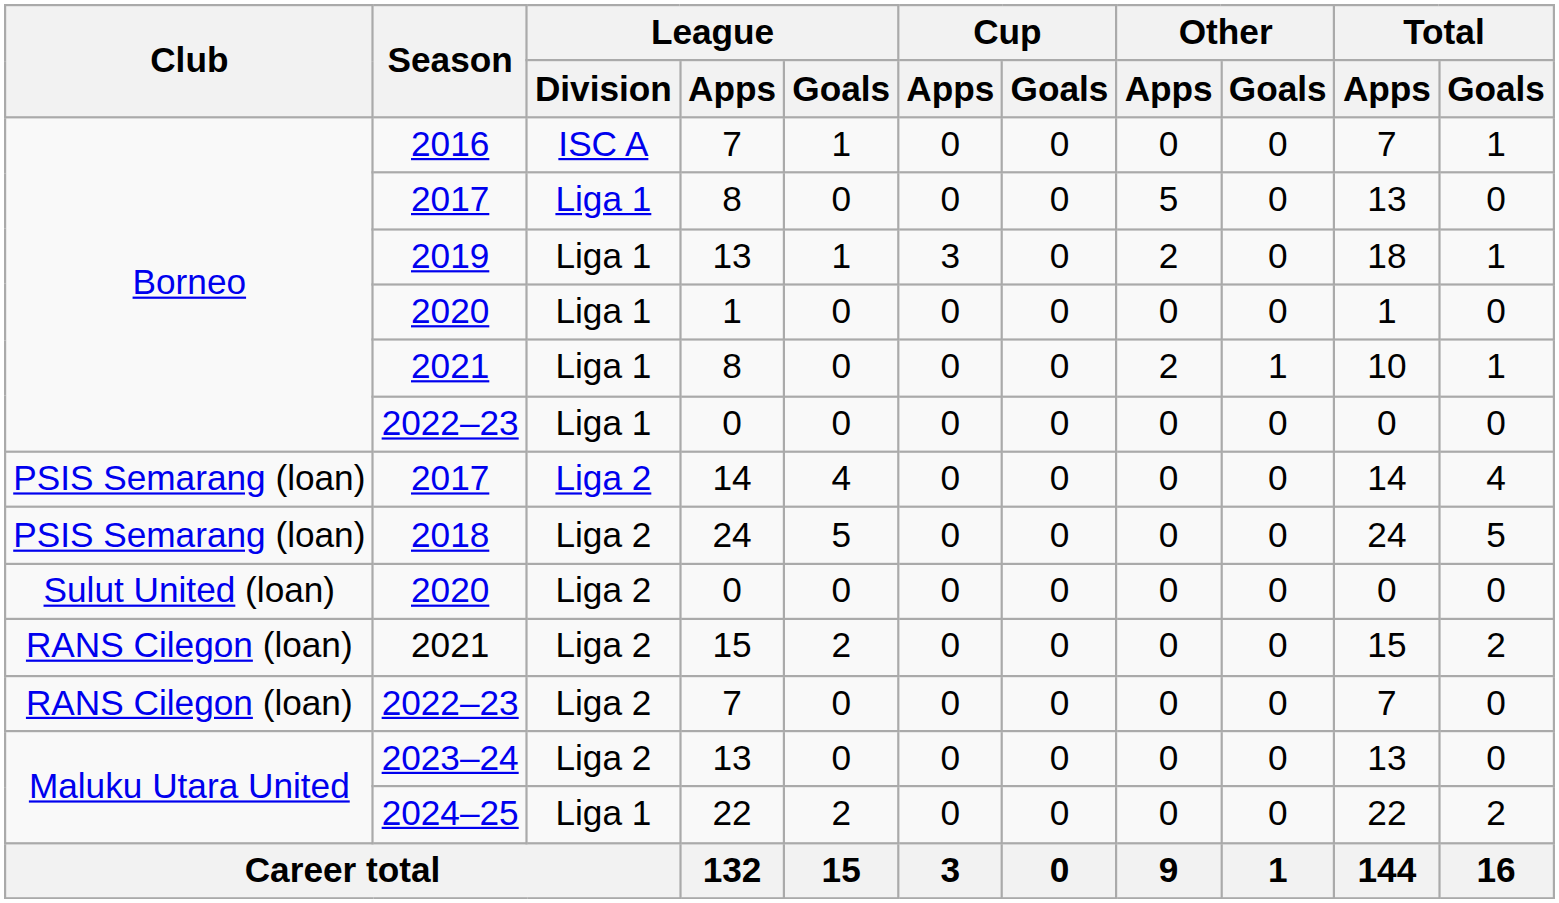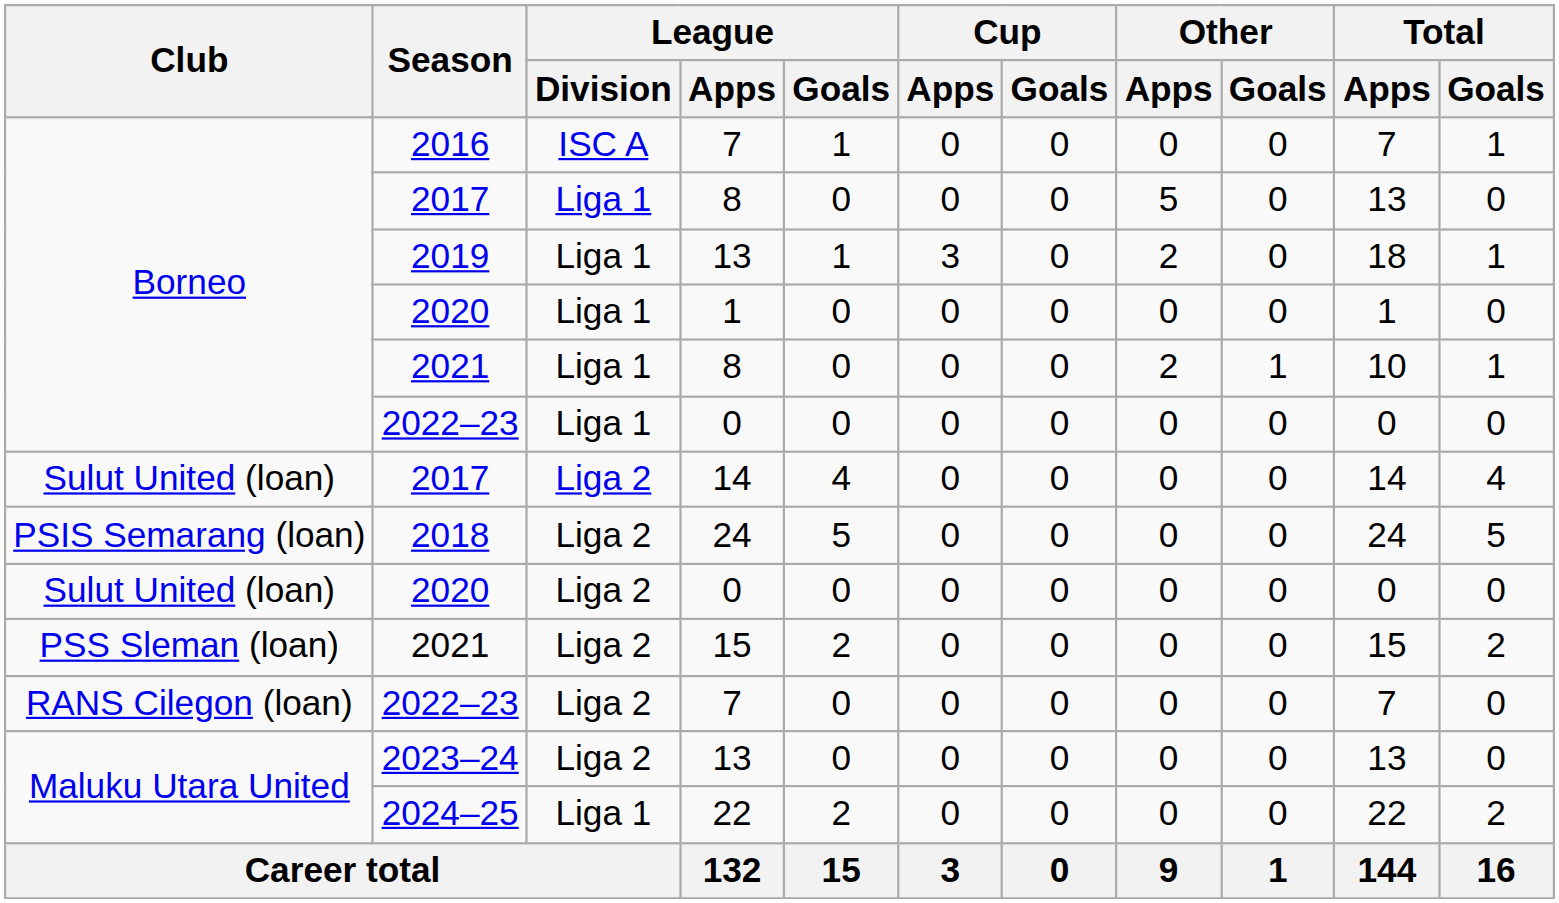(189, 479) PSIS Semarang (loan) -> (189, 479) Sulut United (loan)
(189, 646) RANS Cilegon (loan) -> (189, 646) PSS Sleman (loan)
